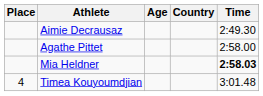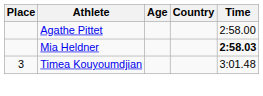- row: (81, 30)
(21, 82) 4 -> (21, 64) 3
